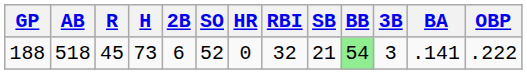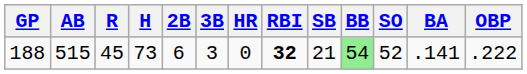columns swapped: (391, 21) <-> (212, 21)
(73, 53) 518 -> (73, 53) 515
(285, 53) normal -> (285, 53) bold
